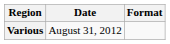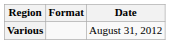columns swapped: (85, 13) <-> (145, 13)
